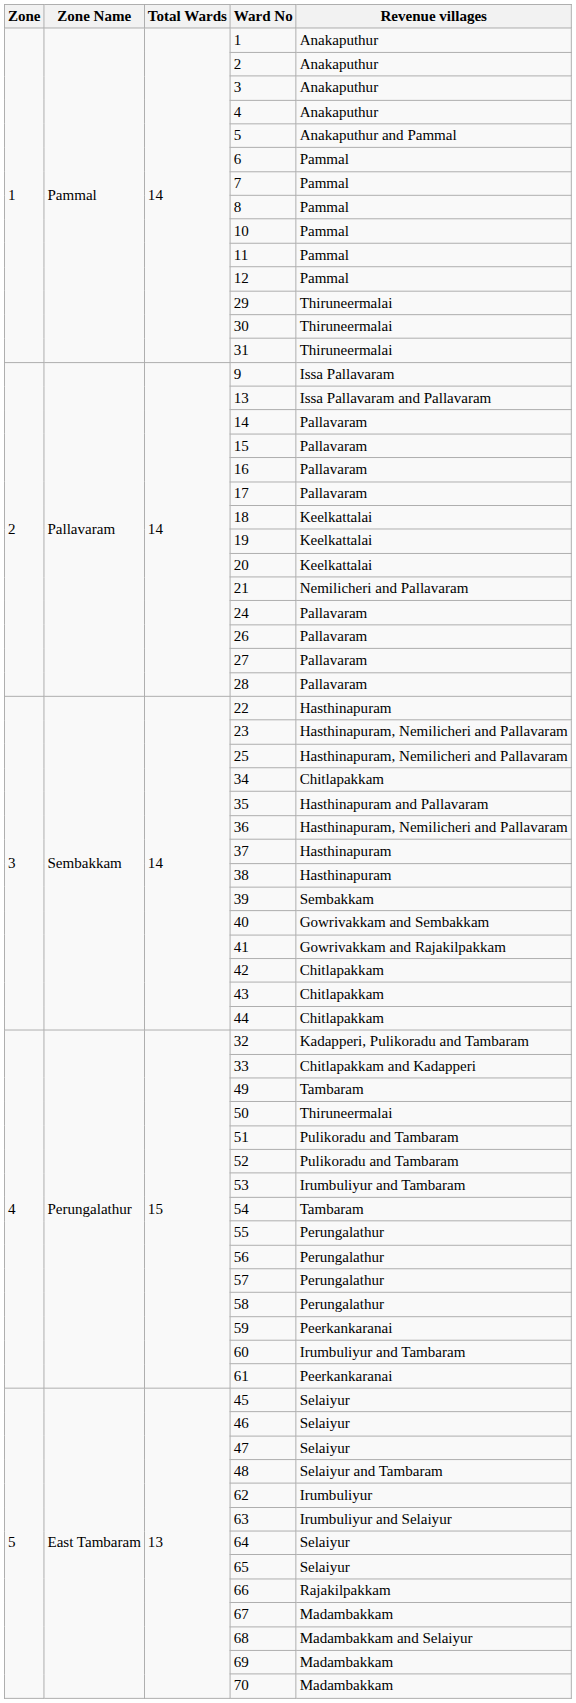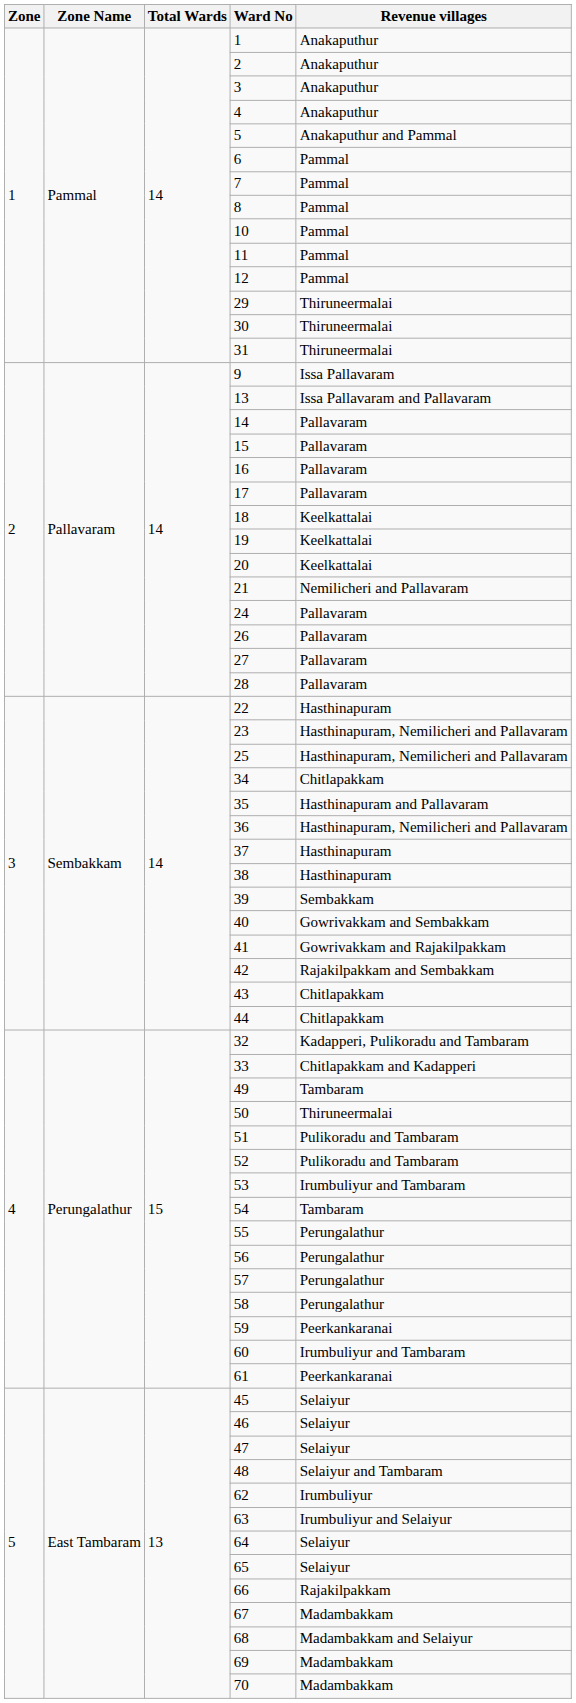(342, 970) Chitlapakkam -> (397, 970) Rajakilpakkam and Sembakkam
